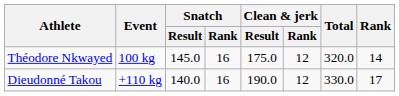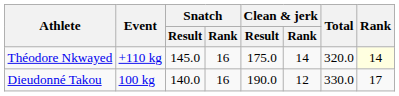(137, 58) 100 kg -> (140, 58) +110 kg
(302, 58) 12 -> (302, 58) 14
(376, 58) no background -> (376, 58) lightyellow background
(140, 80) +110 kg -> (137, 80) 100 kg
